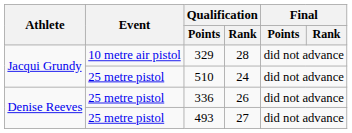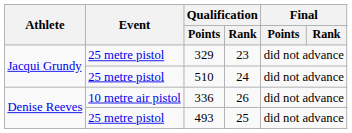(135, 56) 10 metre air pistol -> (126, 56) 25 metre pistol
(243, 56) 28 -> (243, 56) 23
(126, 97) 25 metre pistol -> (135, 97) 10 metre air pistol
(243, 118) 27 -> (243, 118) 25
